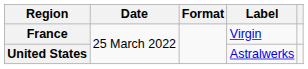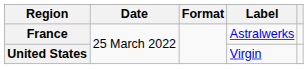(246, 34) Virgin -> (262, 34) Astralwerks
(262, 53) Astralwerks -> (246, 53) Virgin
